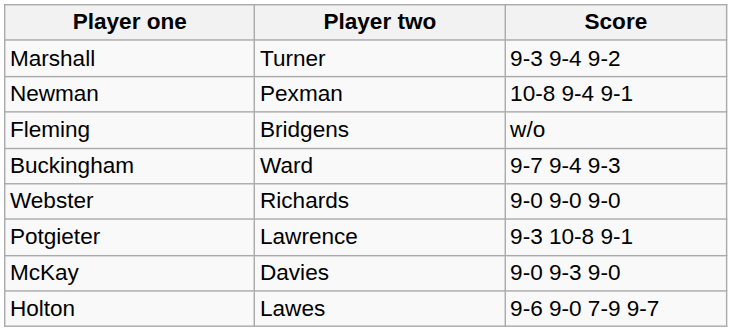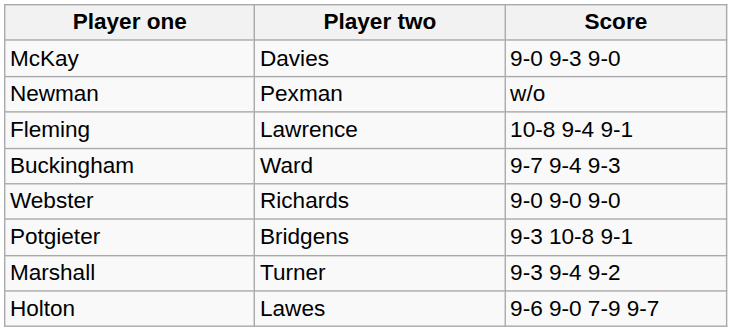rows swapped: (44, 272) <-> (53, 58)
(572, 93) 10-8 9-4 9-1 -> (528, 93) w/o
(305, 129) Bridgens -> (309, 129) Lawrence
(528, 129) w/o -> (572, 129) 10-8 9-4 9-1
(309, 237) Lawrence -> (305, 237) Bridgens
